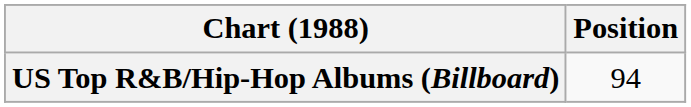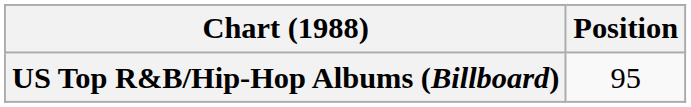(626, 76) 94 -> (626, 76) 95
